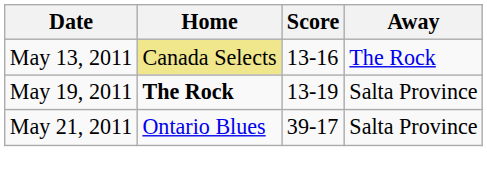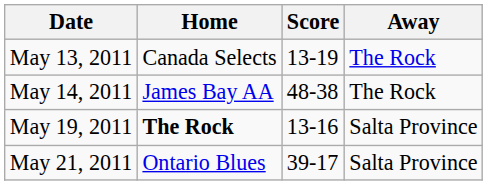(210, 57) khaki background -> (210, 57) no background
(313, 57) 13-16 -> (313, 57) 13-19
+ row: (71, 92)
(313, 92) 13-19 -> (313, 127) 13-16
